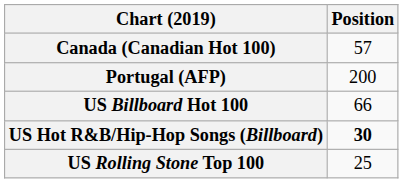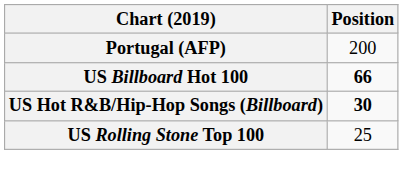- row: (166, 47)
(363, 105) normal -> (363, 76) bold
